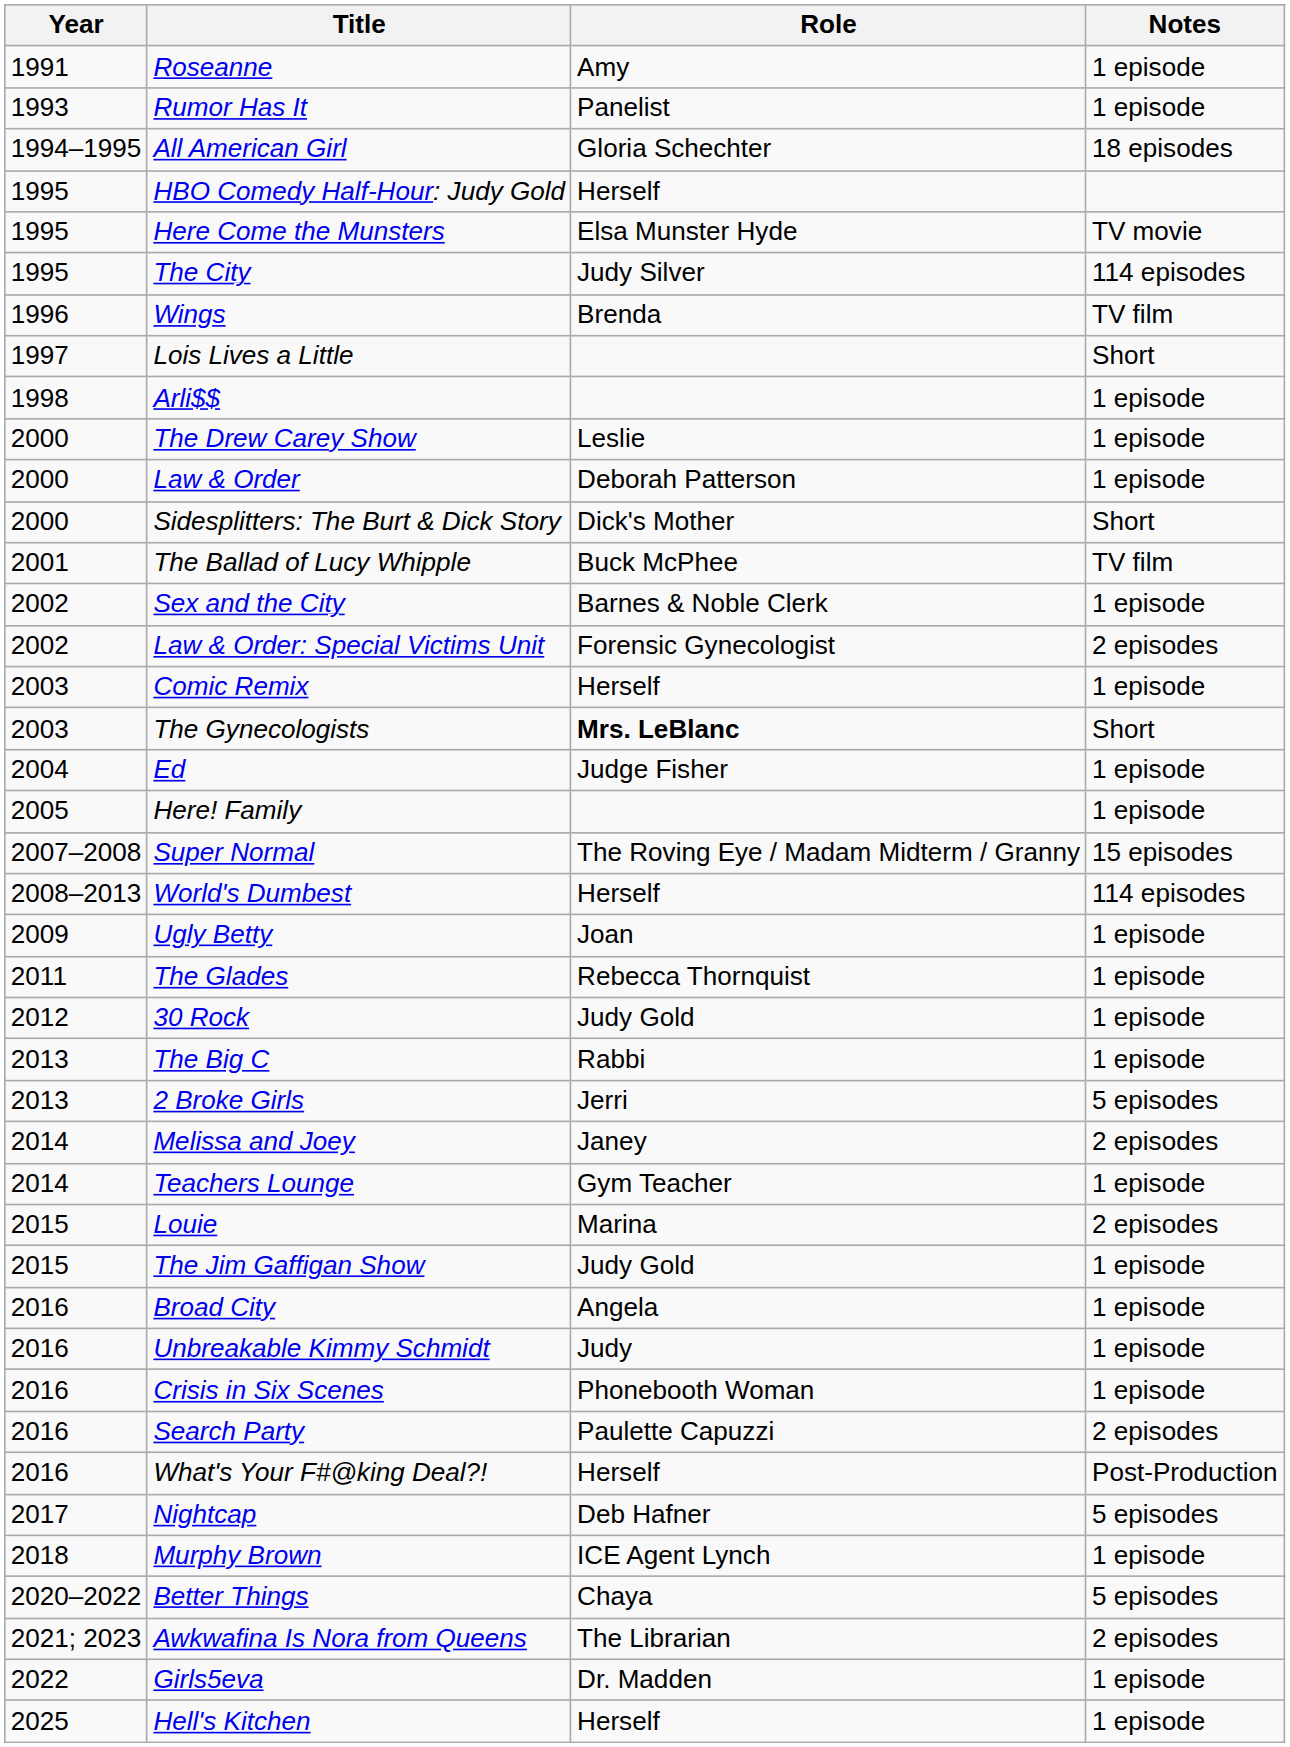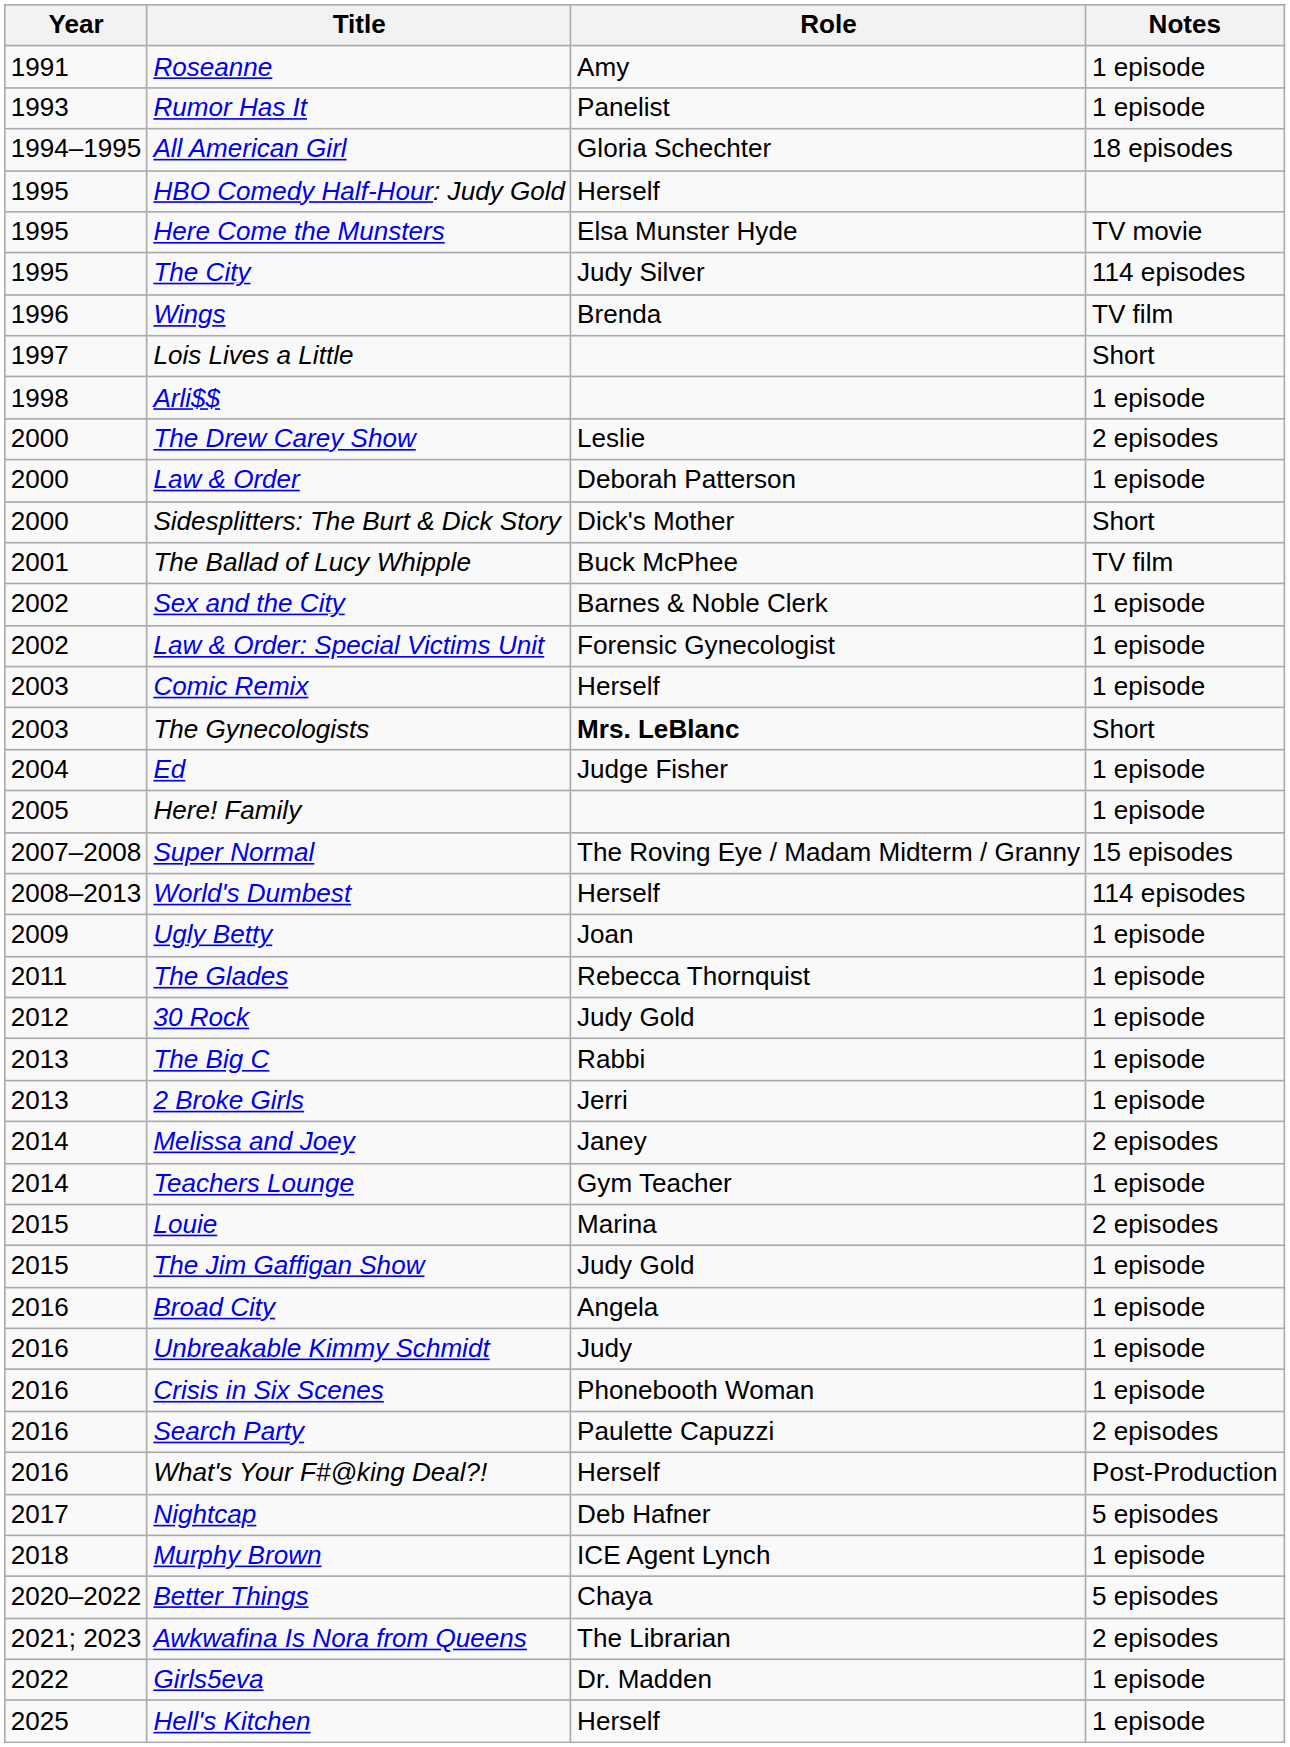(1149, 438) 1 episode -> (1155, 438) 2 episodes
(1155, 645) 2 episodes -> (1149, 645) 1 episode
(1155, 1100) 5 episodes -> (1149, 1100) 1 episode
